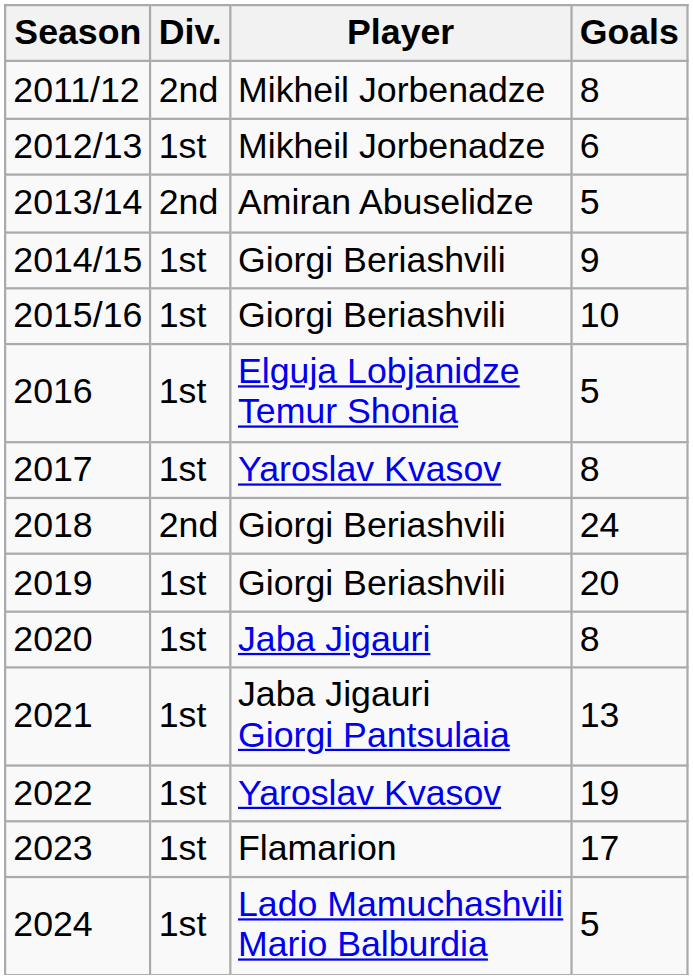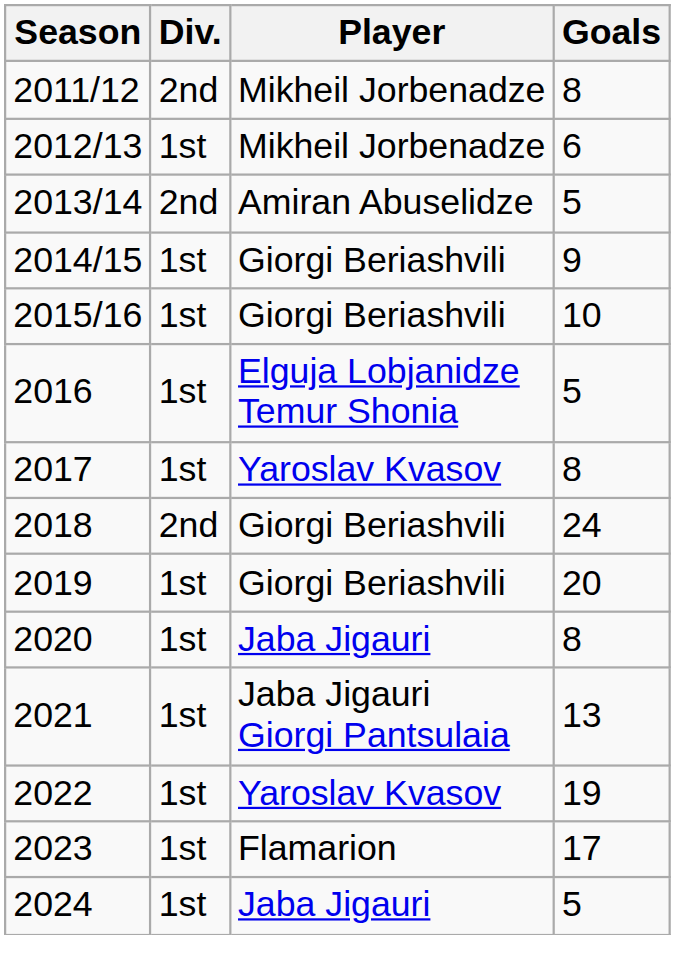(401, 925) Lado Mamuchashvili Mario Balburdia -> (334, 905) Jaba Jigauri
